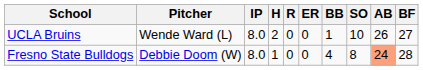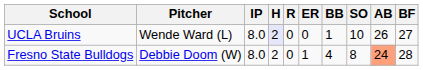(275, 34) no background -> (275, 34) lavender background
(275, 55) 1 -> (275, 55) 2
(305, 55) 0 -> (305, 55) 1
